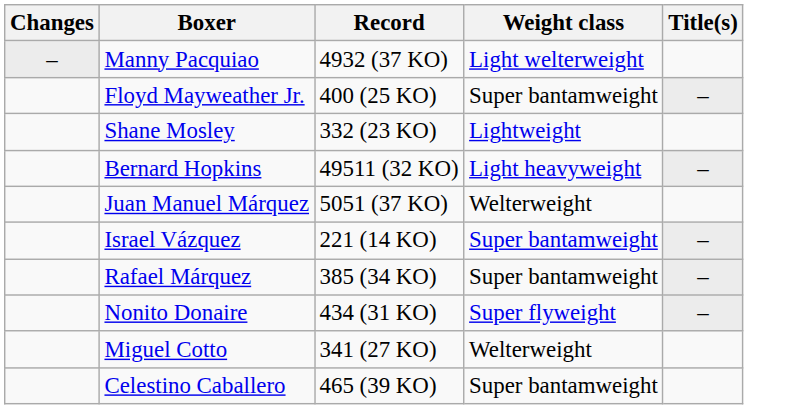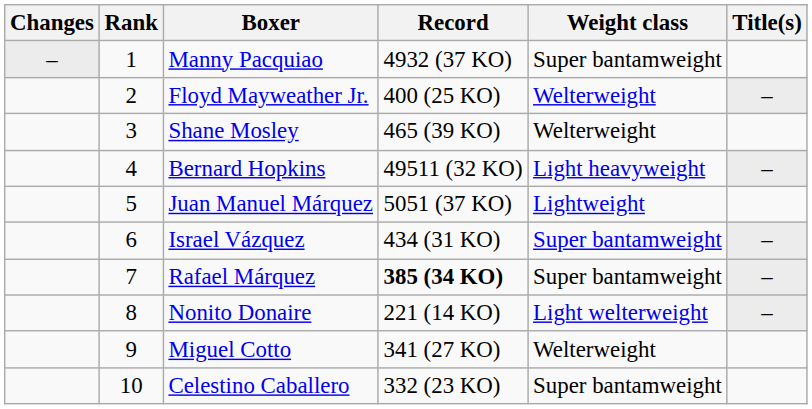+ column: (131, 22)
(556, 58) Light welterweight -> (627, 58) Super bantamweight
(563, 95) Super bantamweight -> (594, 95) Welterweight
(378, 131) 332 (23 KO) -> (442, 131) 465 (39 KO)
(525, 131) Lightweight -> (594, 131) Welterweight
(530, 204) Welterweight -> (589, 204) Lightweight
(378, 240) 221 (14 KO) -> (442, 240) 434 (31 KO)
(378, 276) normal -> (443, 276) bold
(378, 312) 434 (31 KO) -> (442, 312) 221 (14 KO)
(542, 312) Super flyweight -> (620, 312) Light welterweight
(378, 385) 465 (39 KO) -> (442, 385) 332 (23 KO)
